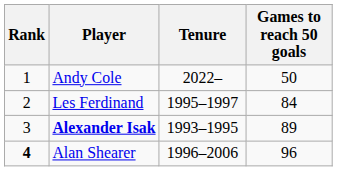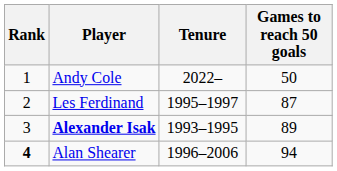(289, 102) 84 -> (289, 102) 87
(289, 153) 96 -> (289, 153) 94
